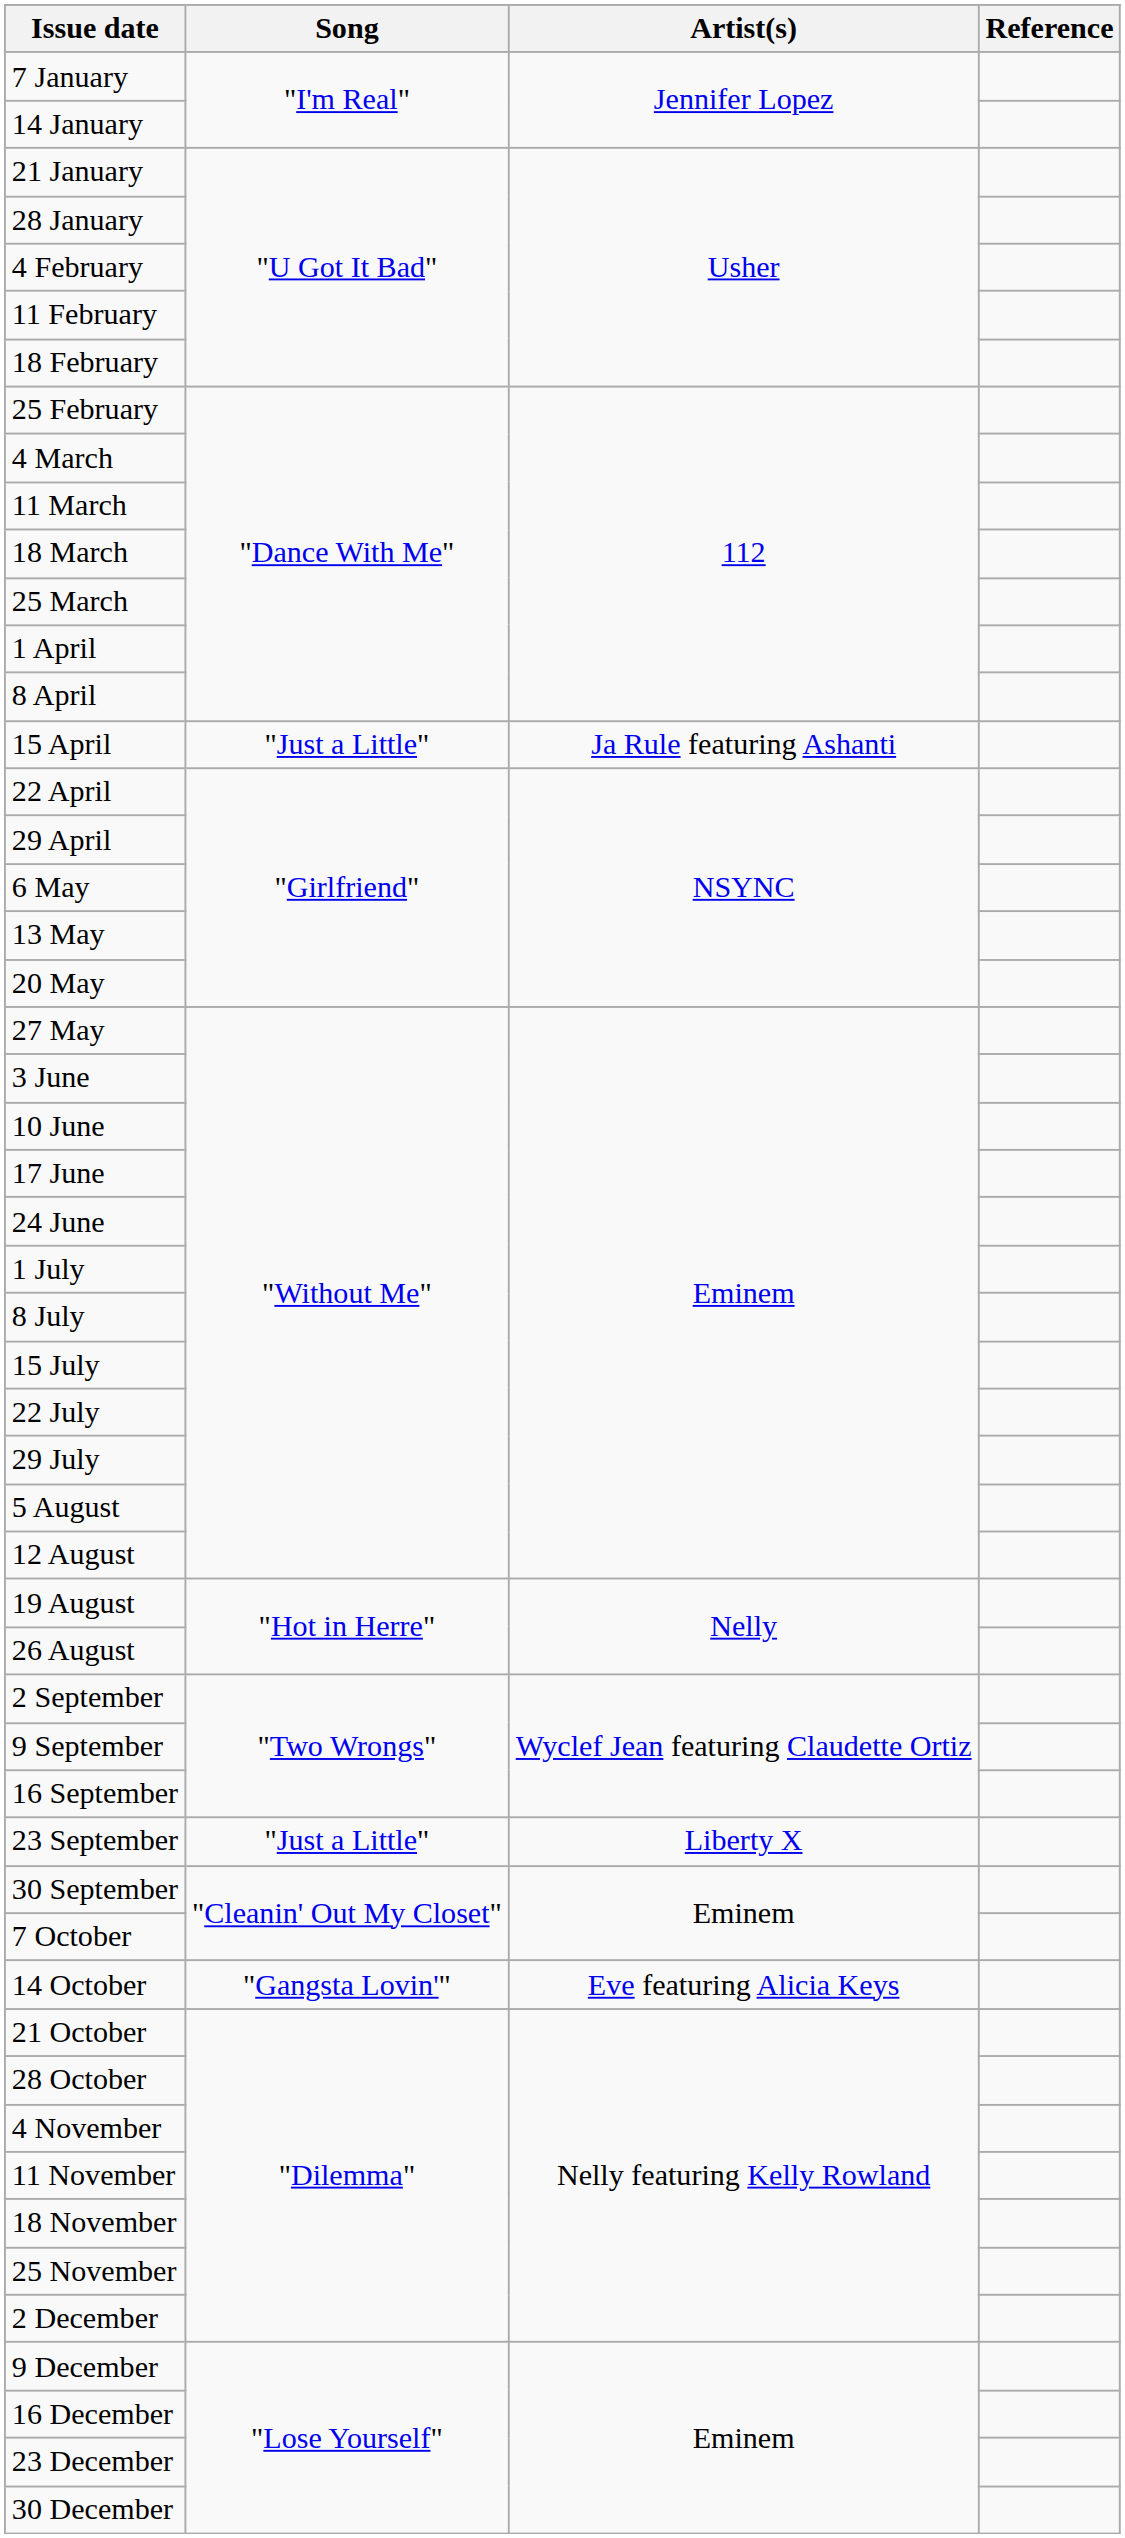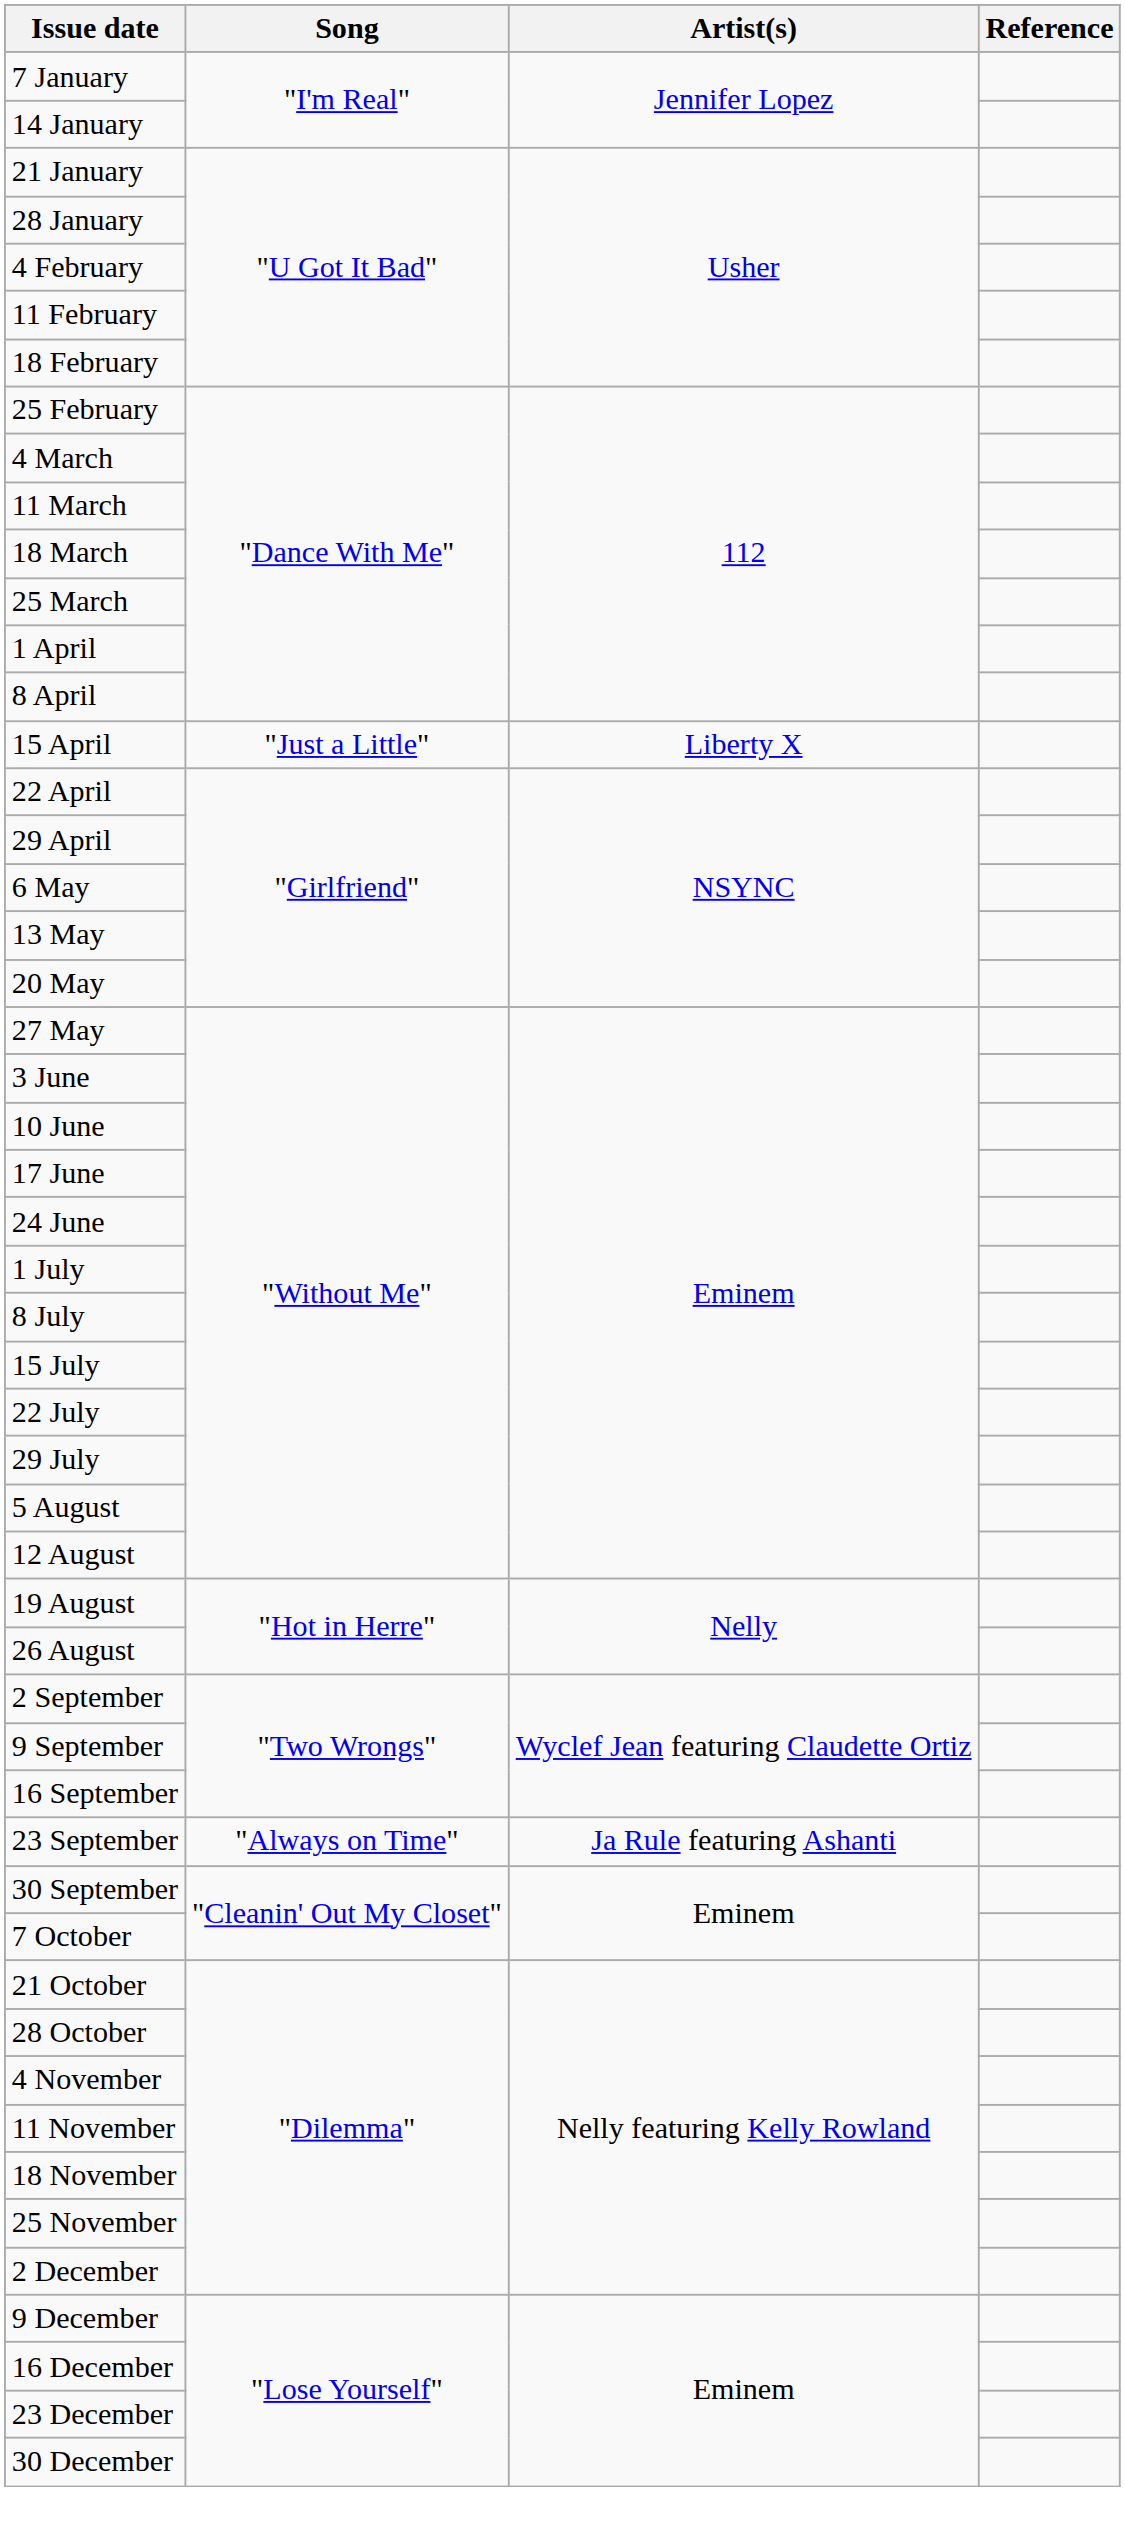(744, 743) Ja Rule featuring Ashanti -> (744, 743) Liberty X
(347, 1841) "Just a Little" -> (347, 1841) "Always on Time"
(744, 1841) Liberty X -> (744, 1841) Ja Rule featuring Ashanti
- row: (79, 1984)
